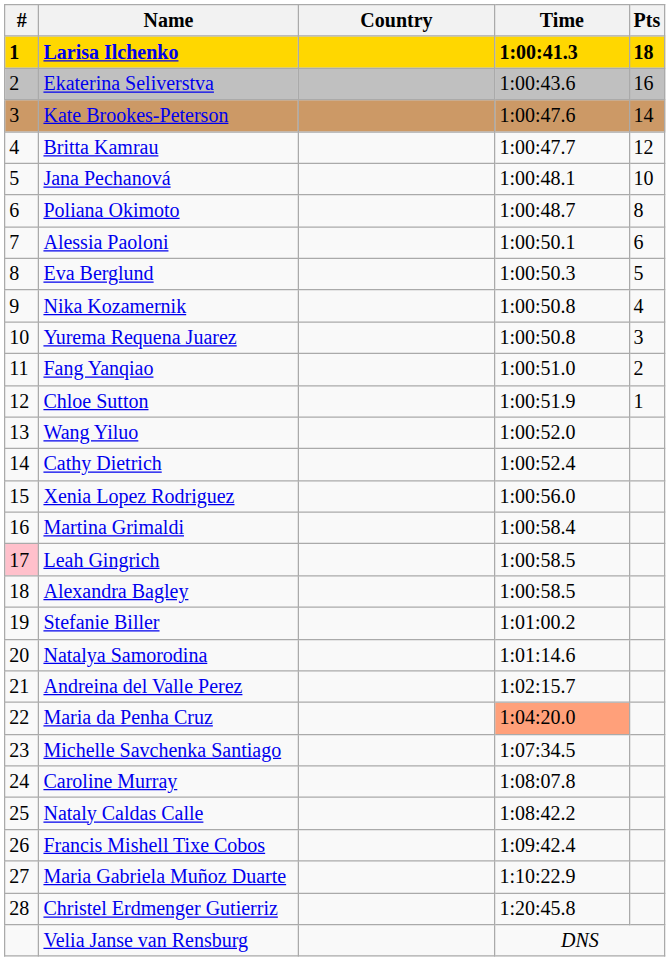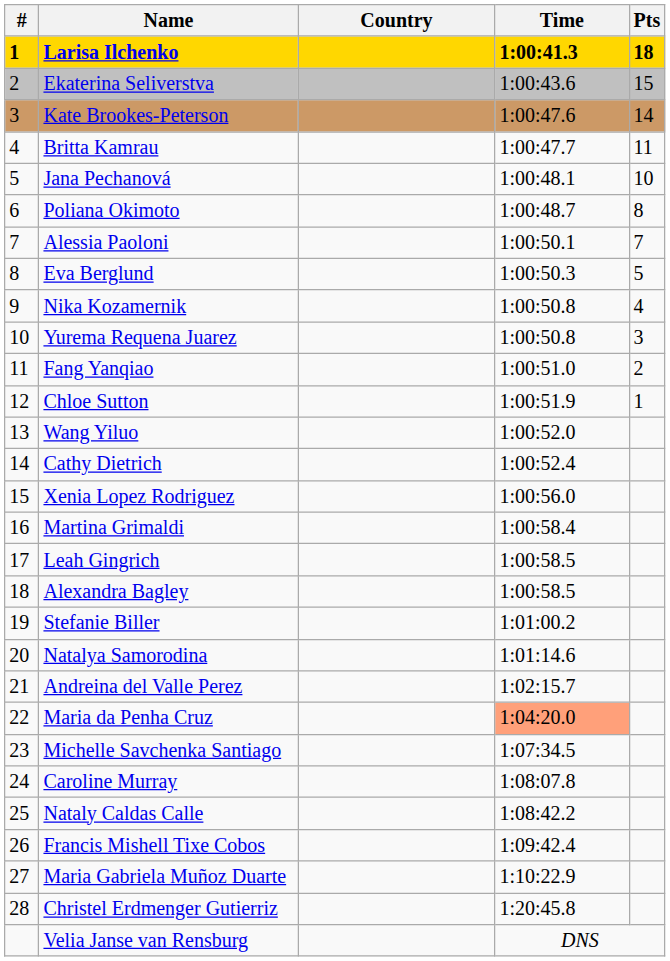(644, 83) 16 -> (644, 83) 15
(644, 147) 12 -> (643, 147) 11
(639, 242) 6 -> (639, 242) 7
(19, 559) pink background -> (19, 559) no background
